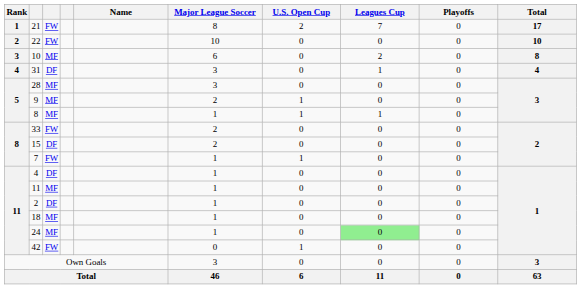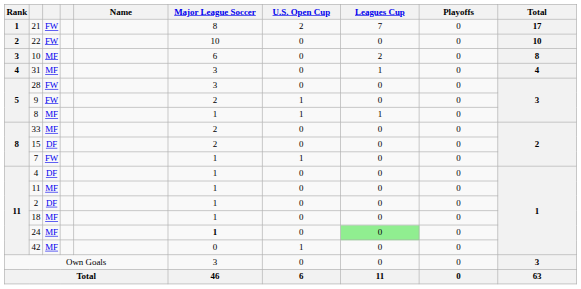(52, 71) DF -> (52, 71) MF
(52, 85) MF -> (52, 85) FW
(52, 100) MF -> (52, 100) FW
(52, 130) FW -> (52, 130) MF
(215, 233) normal -> (215, 233) bold
(52, 247) FW -> (52, 247) MF
